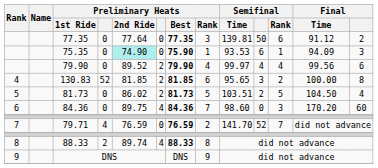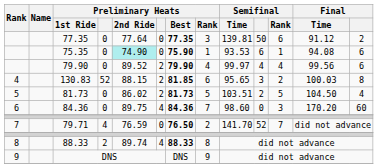(321, 53) 94.09 -> (321, 53) 94.08
(361, 53) 3 -> (361, 53) 6
(134, 80) 81.85 -> (134, 80) 88.15
(321, 80) 100.00 -> (321, 80) 100.03
(181, 125) 76.59 -> (181, 125) 76.50
